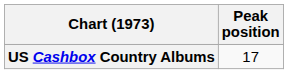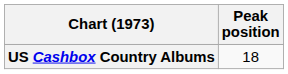(251, 56) 17 -> (251, 56) 18
